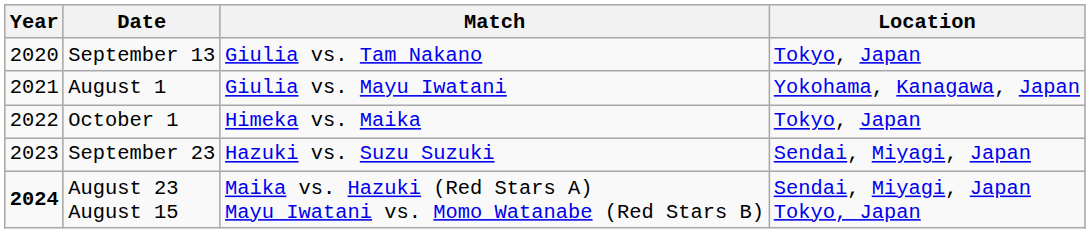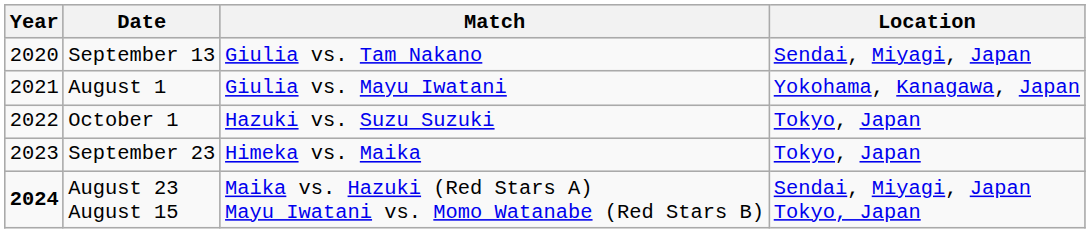(847, 55) Tokyo, Japan -> (902, 55) Sendai, Miyagi, Japan
(323, 121) Himeka vs. Maika -> (360, 121) Hazuki vs. Suzu Suzuki
(360, 154) Hazuki vs. Suzu Suzuki -> (323, 154) Himeka vs. Maika
(902, 154) Sendai, Miyagi, Japan -> (847, 154) Tokyo, Japan
